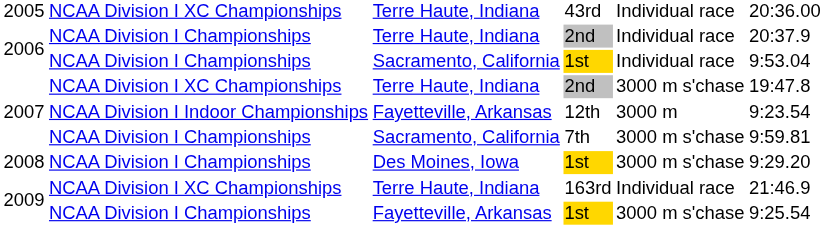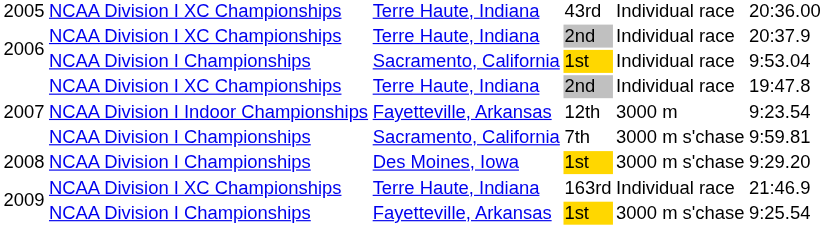(180, 36) NCAA Division I Championships -> (195, 36) NCAA Division I XC Championships
(680, 86) 3000 m s'chase -> (675, 86) Individual race
